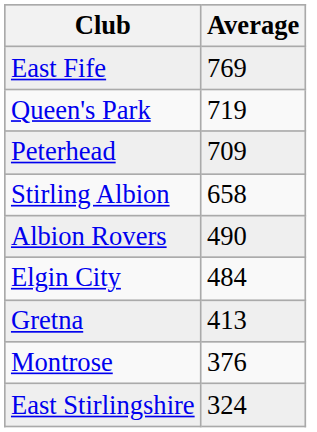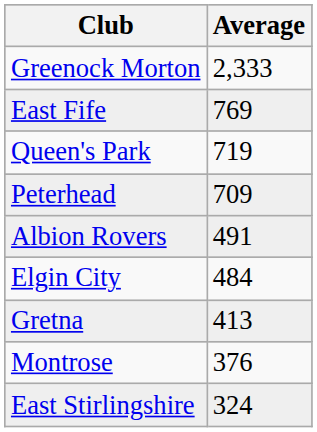+ row: (106, 67)
- row: (90, 194)
(227, 236) 490 -> (233, 236) 491
